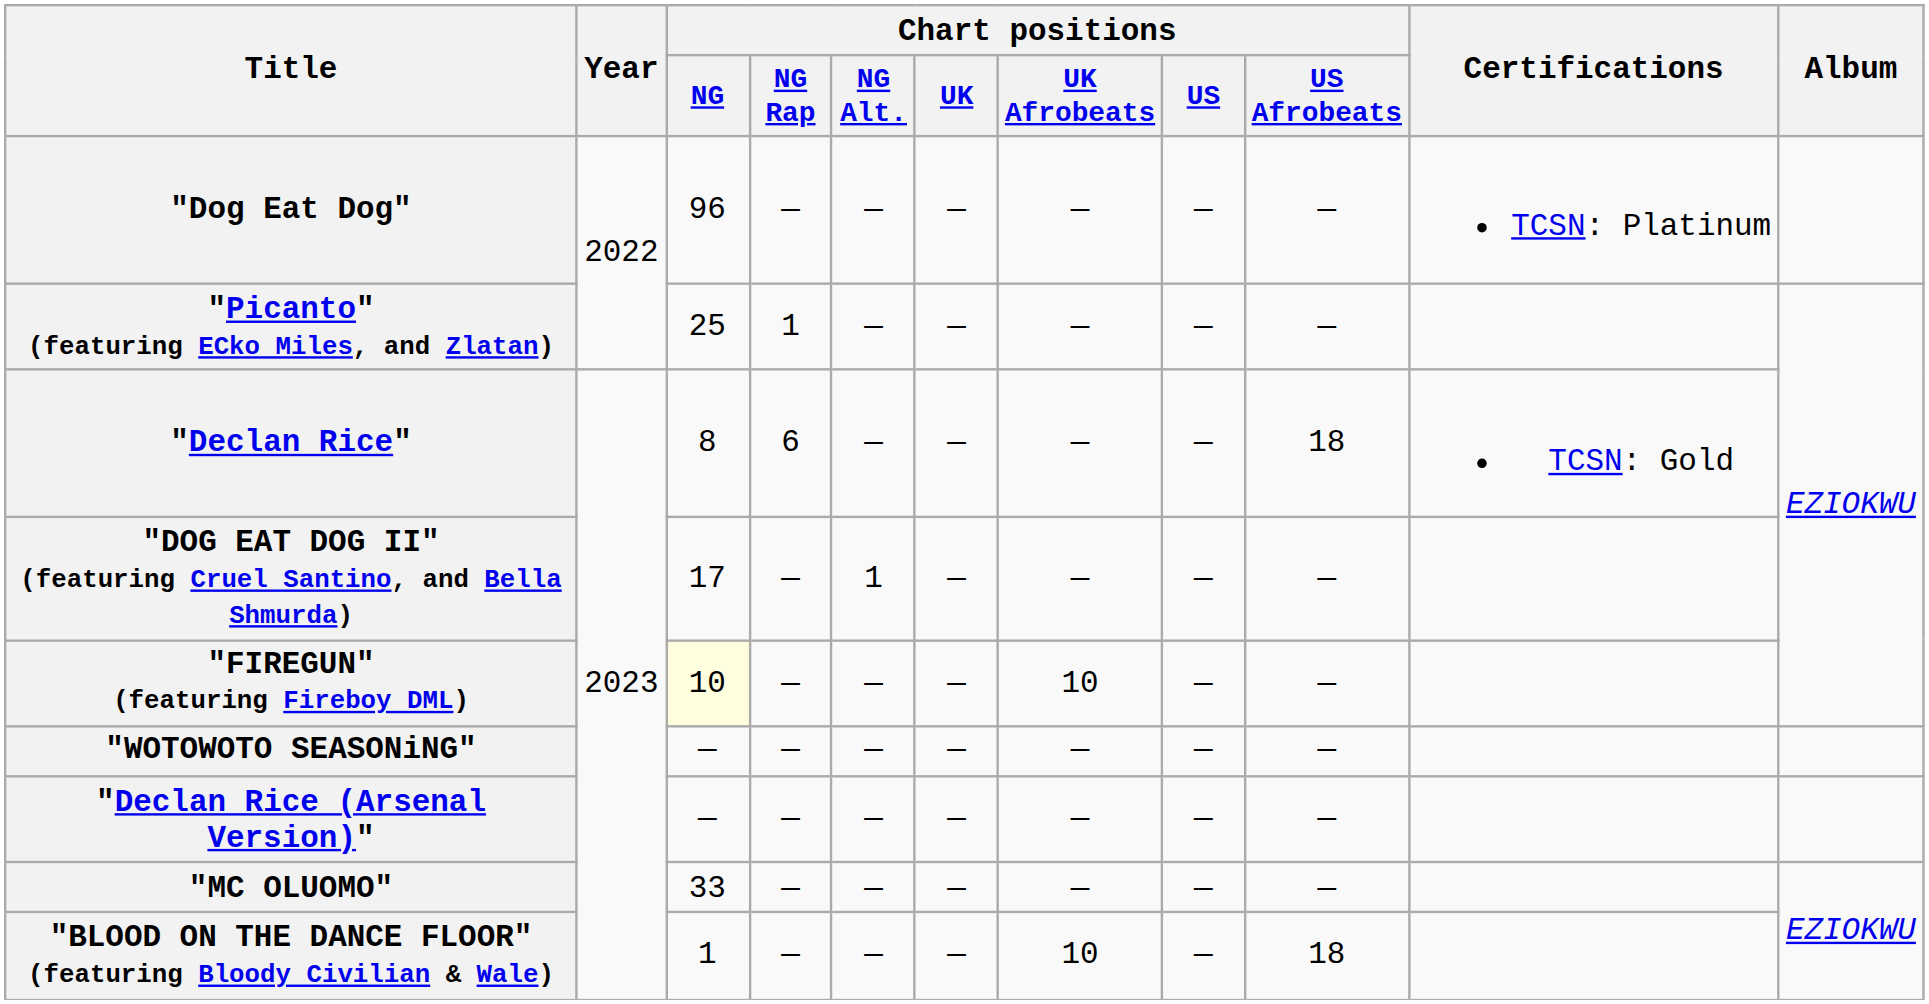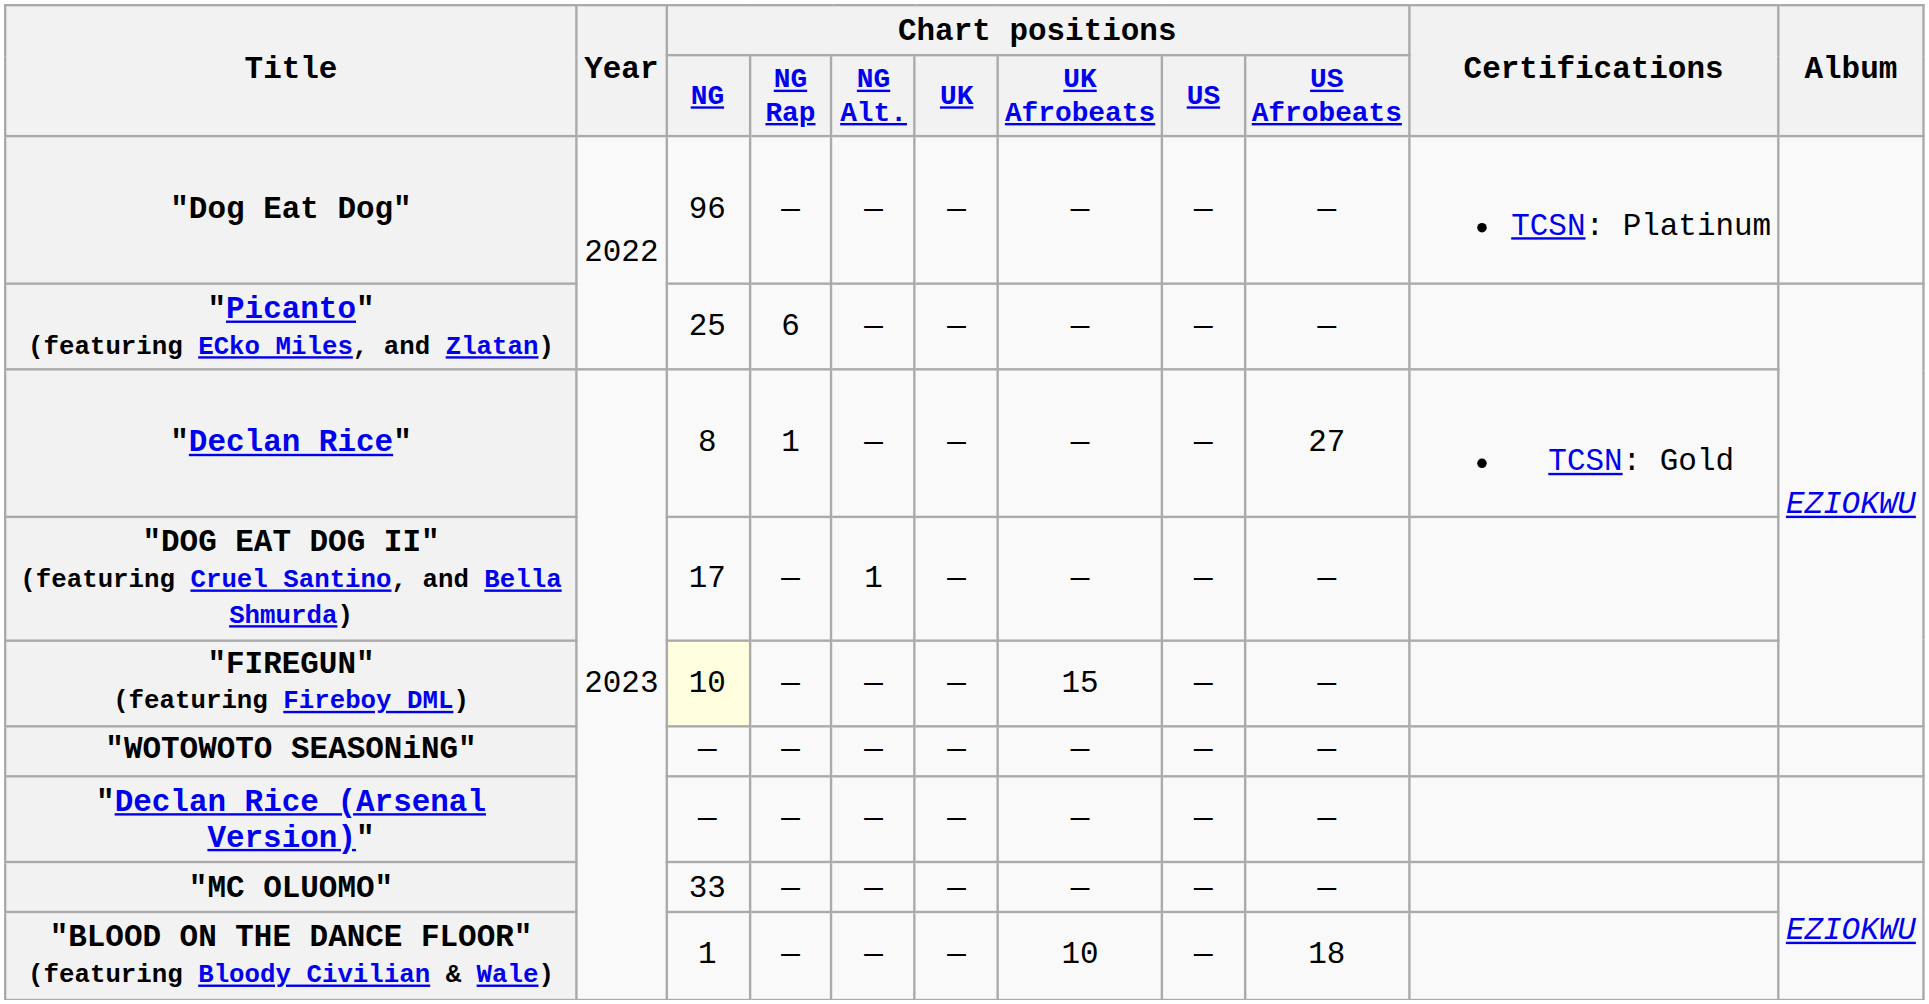(790, 327) 1 -> (790, 327) 6
(790, 444) 6 -> (790, 444) 1
(1327, 444) 18 -> (1327, 444) 27
(1080, 683) 10 -> (1080, 683) 15
